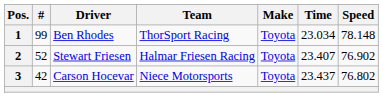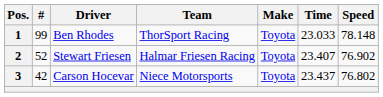(318, 35) 23.034 -> (318, 35) 23.033
